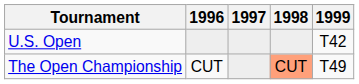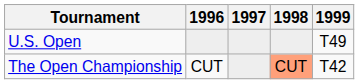(333, 42) T42 -> (333, 42) T49
(333, 67) T49 -> (333, 67) T42
